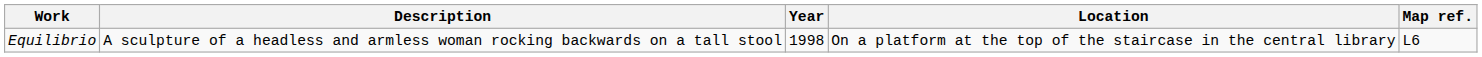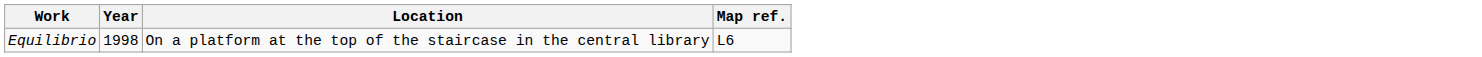- column: (443, 17)
